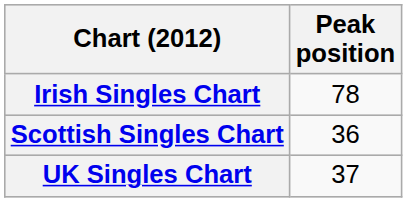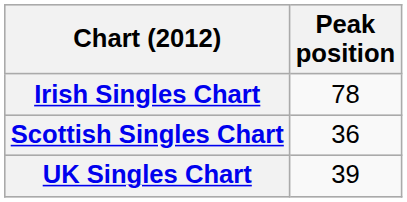(345, 175) 37 -> (345, 175) 39
